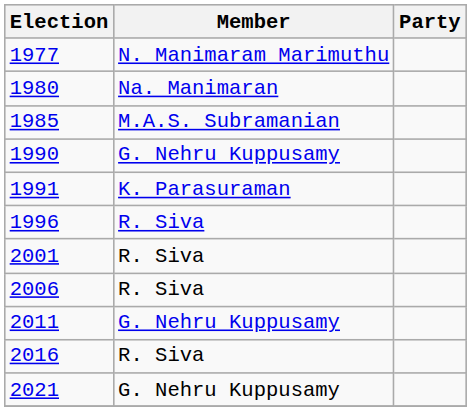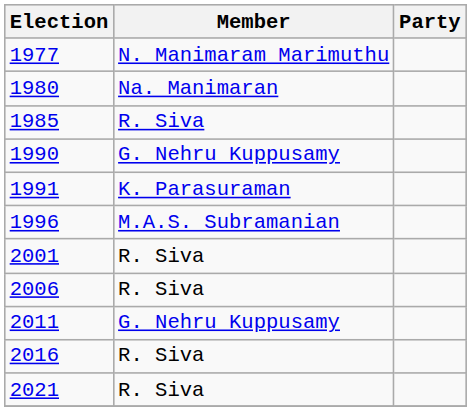(229, 122) M.A.S. Subramanian -> (161, 122) R. Siva
(161, 222) R. Siva -> (229, 222) M.A.S. Subramanian
(229, 390) G. Nehru Kuppusamy -> (161, 390) R. Siva
